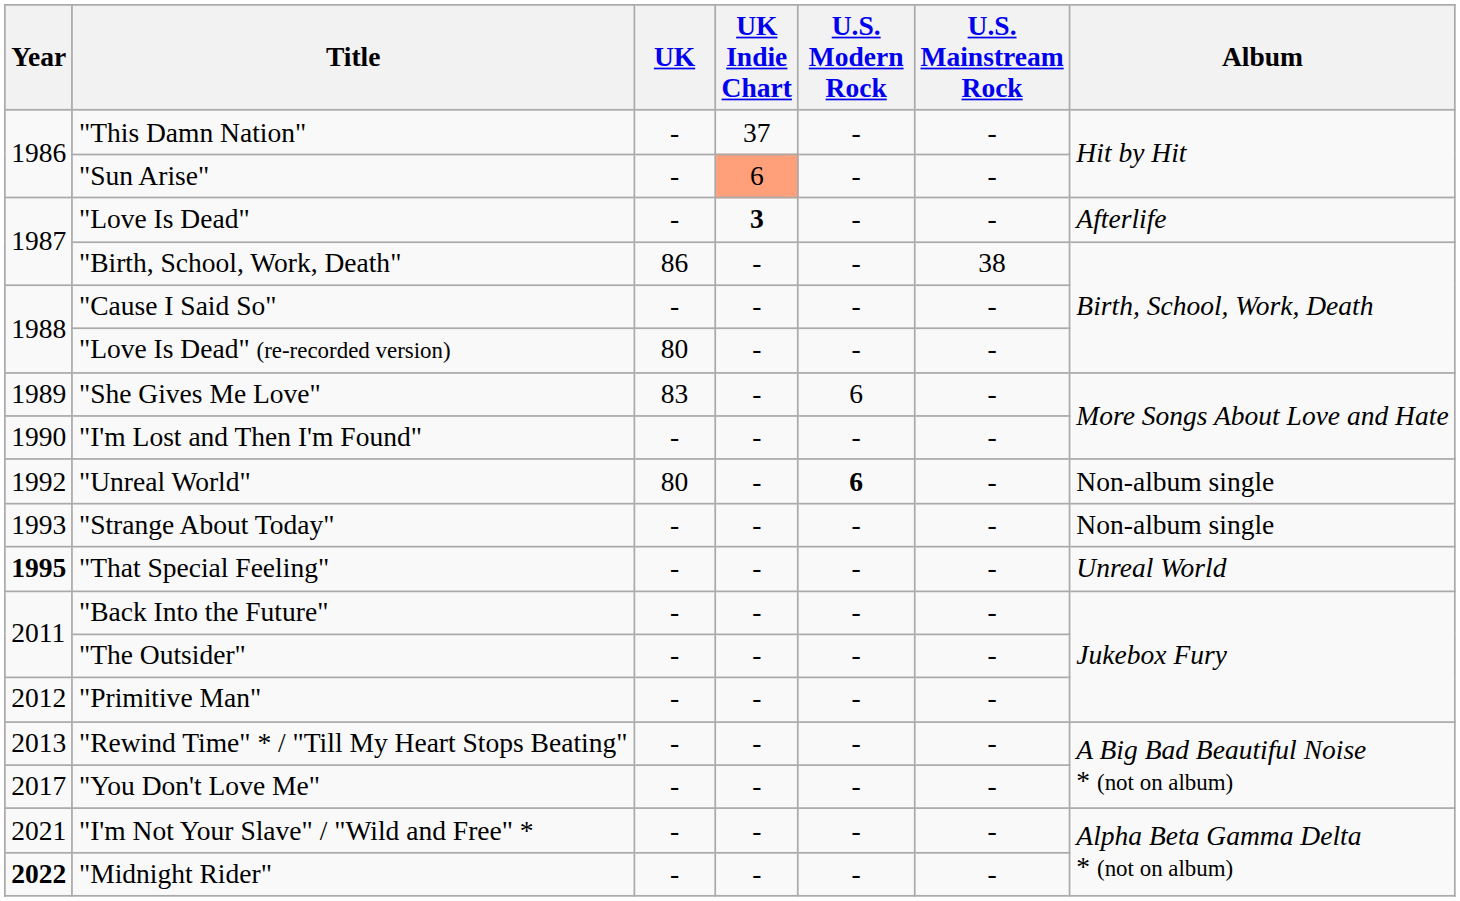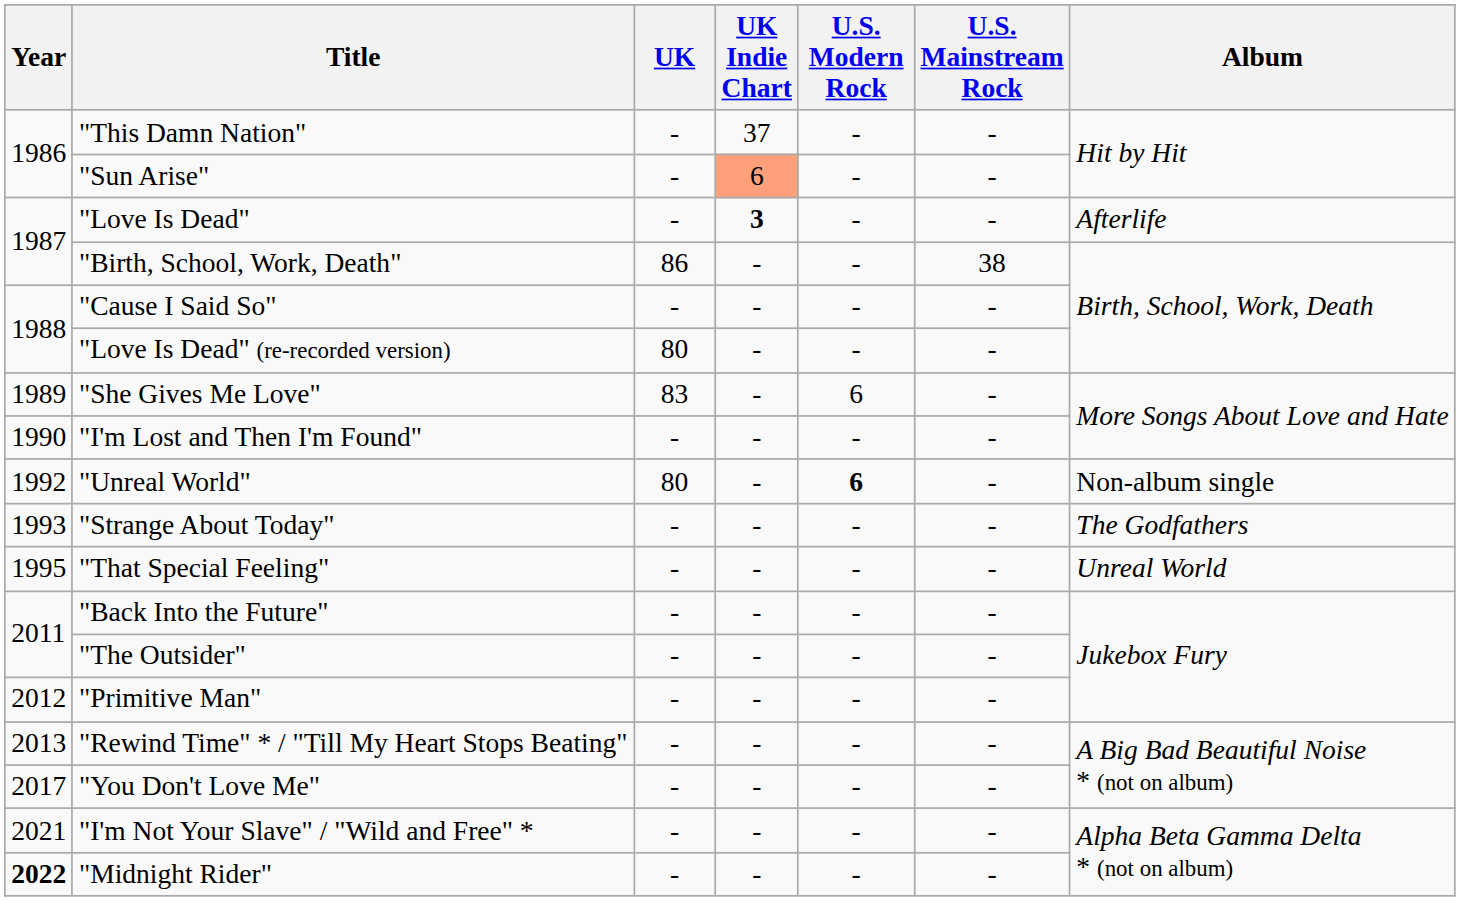(1175, 524) Non-album single -> (1162, 524) The Godfathers
(39, 568) bold -> (39, 568) normal
